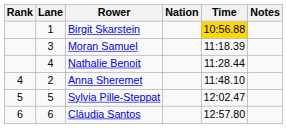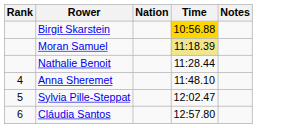- column: (50, 13)
(224, 47) no background -> (194, 47) khaki background
